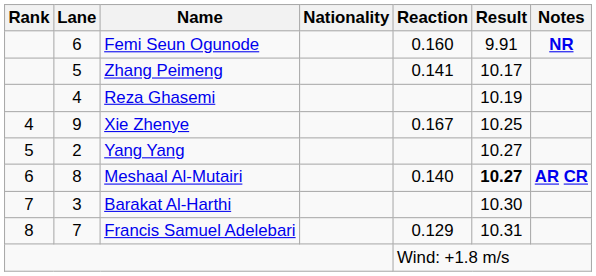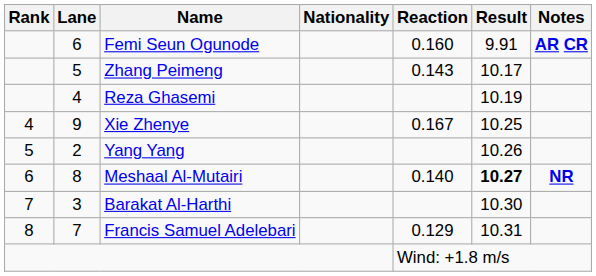(561, 44) NR -> (561, 44) AR CR
(432, 71) 0.141 -> (432, 71) 0.143
(501, 151) 10.27 -> (501, 151) 10.26
(561, 177) AR CR -> (561, 177) NR
